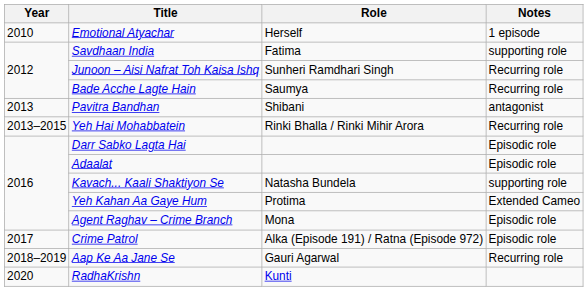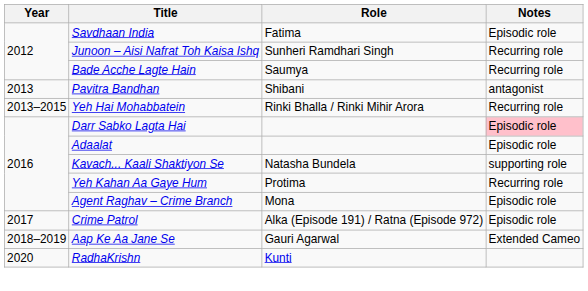- row: (123, 32)
(528, 51) supporting role -> (523, 32) Episodic role
(523, 145) no background -> (523, 126) pink background
(534, 201) Extended Cameo -> (526, 182) Recurring role
(526, 257) Recurring role -> (534, 239) Extended Cameo
